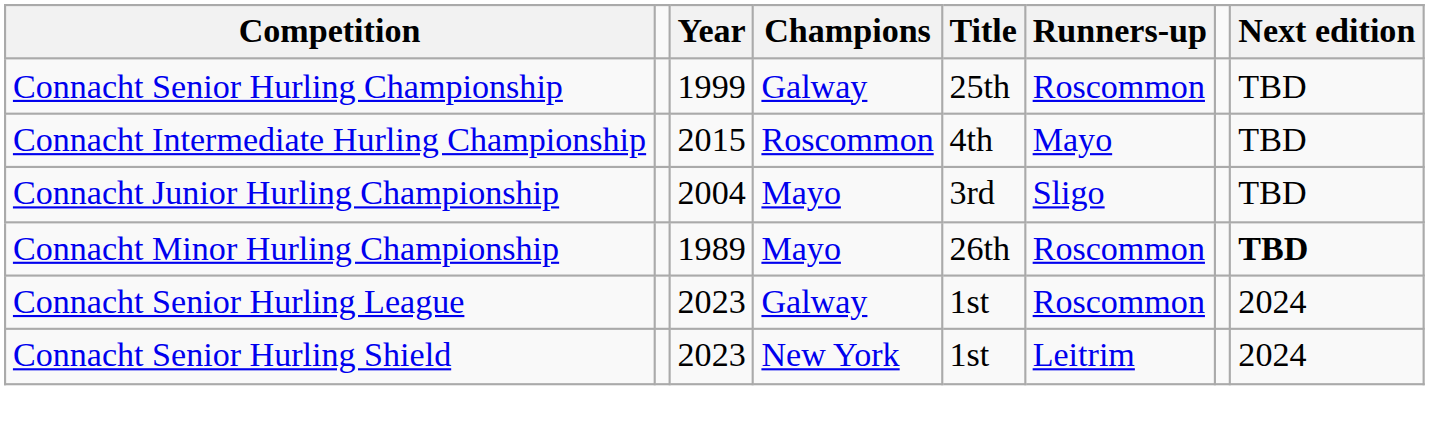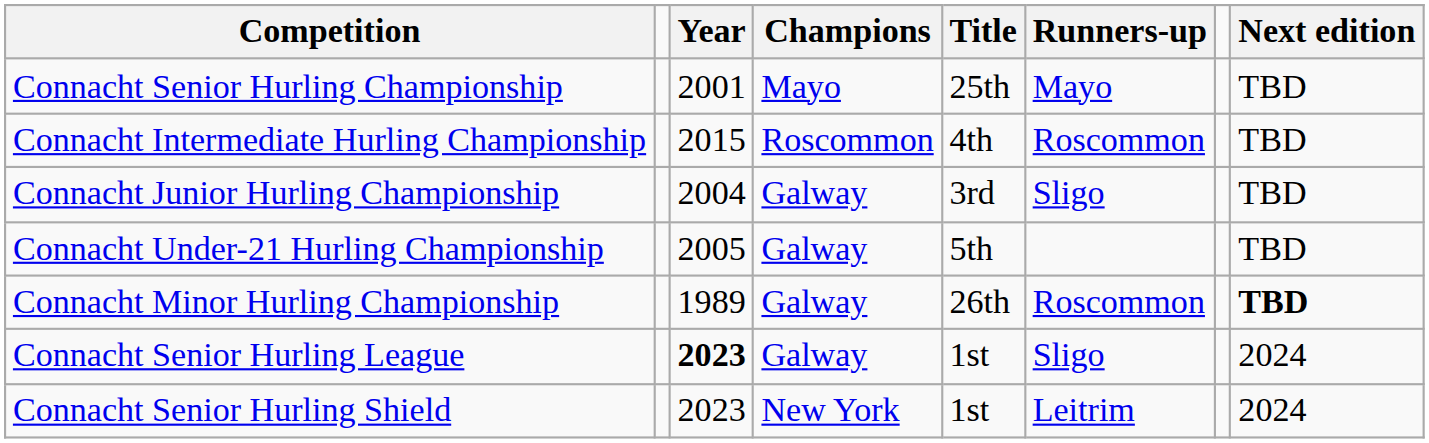(712, 85) 1999 -> (712, 85) 2001
(814, 85) Galway -> (801, 85) Mayo
(1119, 85) Roscommon -> (1072, 85) Mayo
(1072, 139) Mayo -> (1119, 139) Roscommon
(801, 193) Mayo -> (814, 193) Galway
+ row: (308, 247)
(801, 247) Mayo -> (814, 301) Galway
(712, 301) normal -> (712, 355) bold
(1119, 301) Roscommon -> (1069, 355) Sligo
